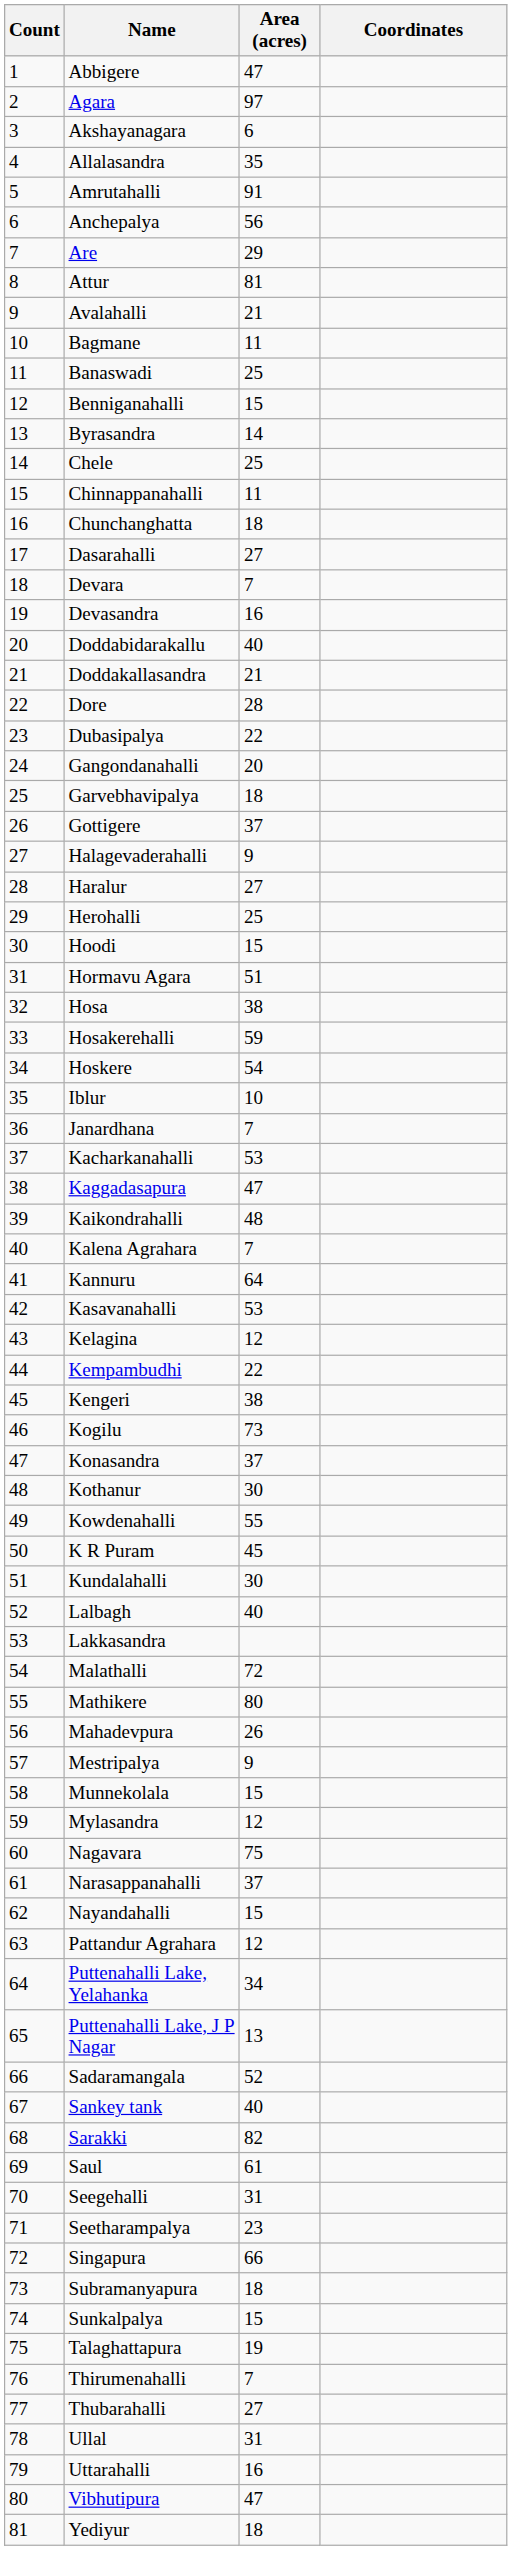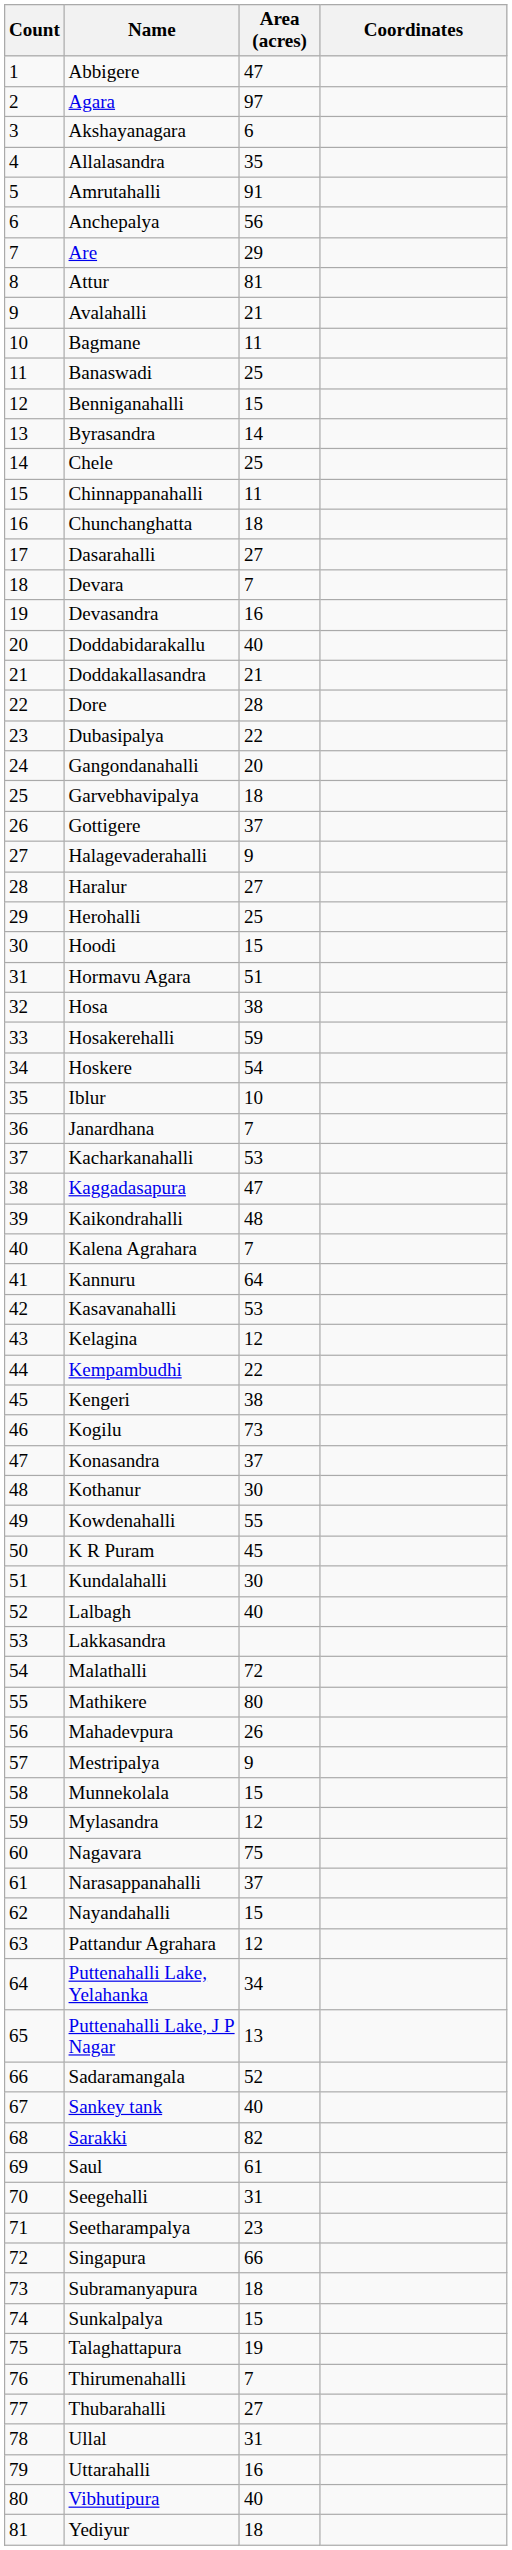(253, 2499) 47 -> (253, 2499) 40
